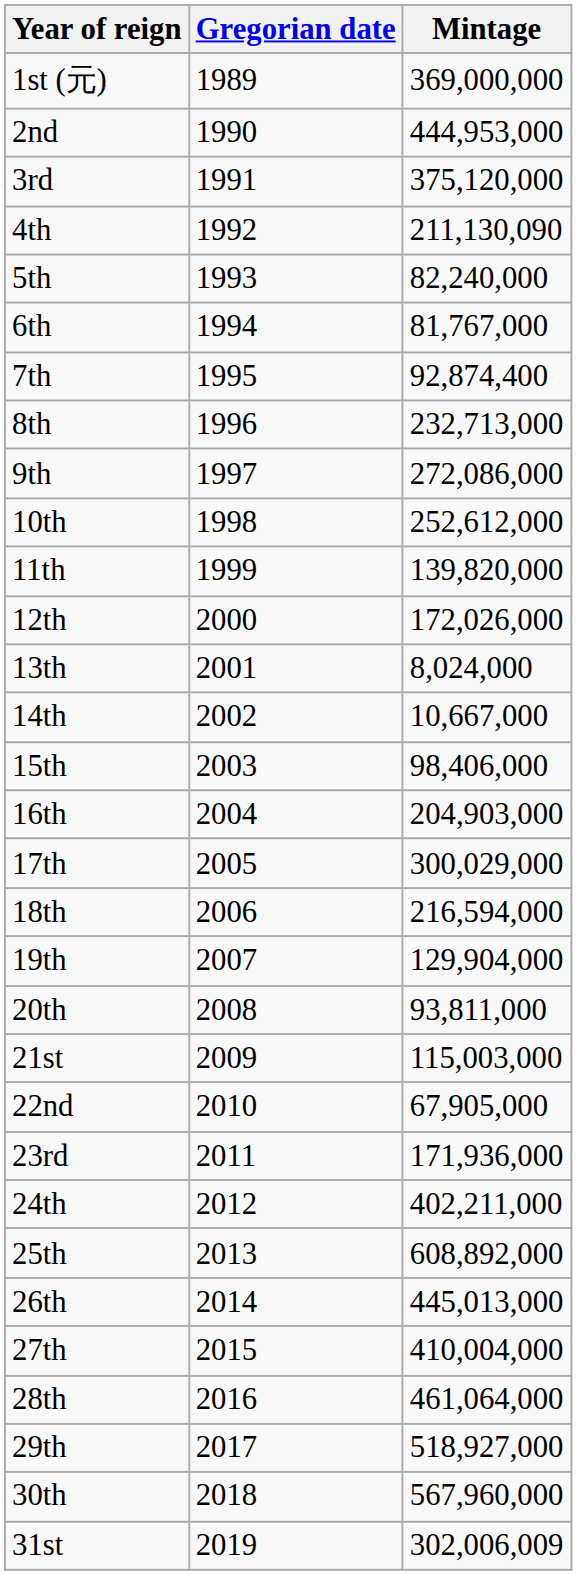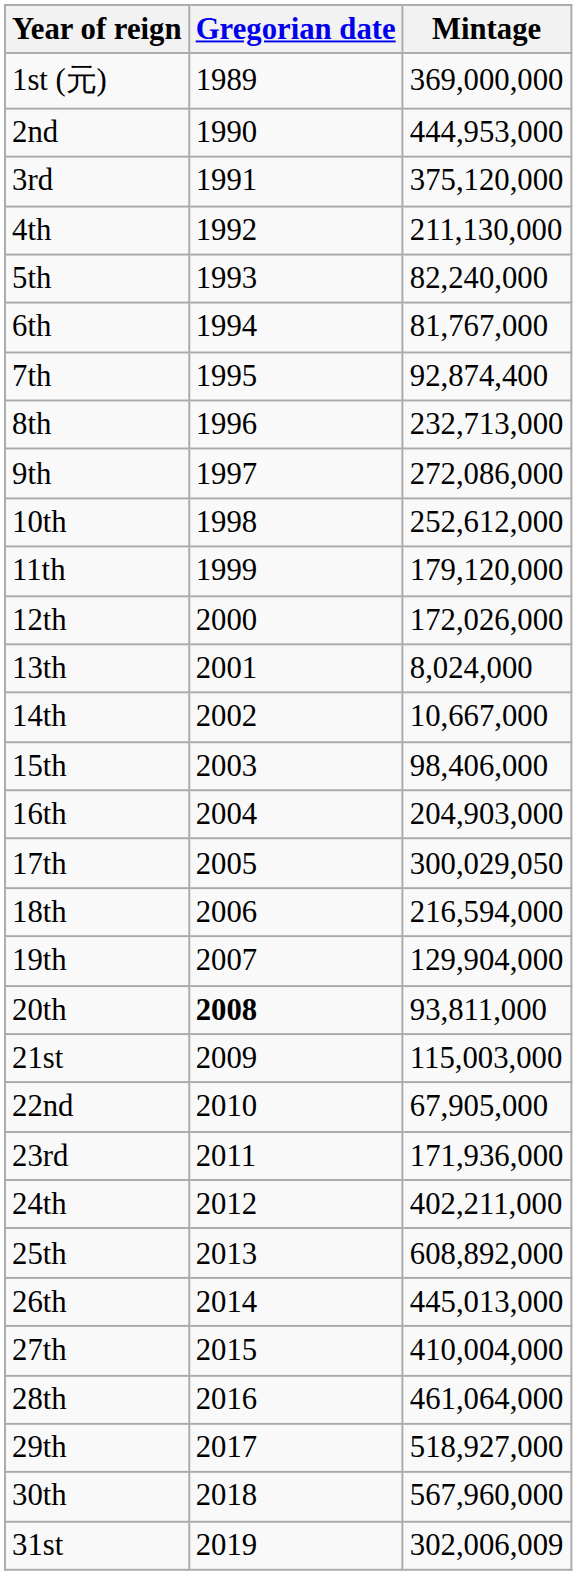(486, 229) 211,130,090 -> (486, 229) 211,130,000
(487, 570) 139,820,000 -> (487, 570) 179,120,000
(487, 862) 300,029,000 -> (487, 862) 300,029,050
(226, 1009) normal -> (226, 1009) bold
